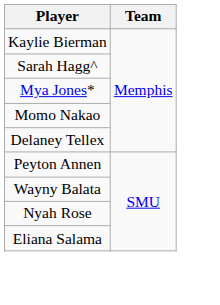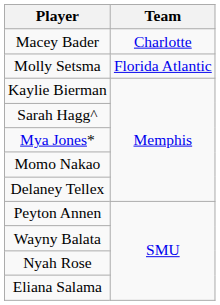+ row: (57, 41)
+ row: (57, 66)
